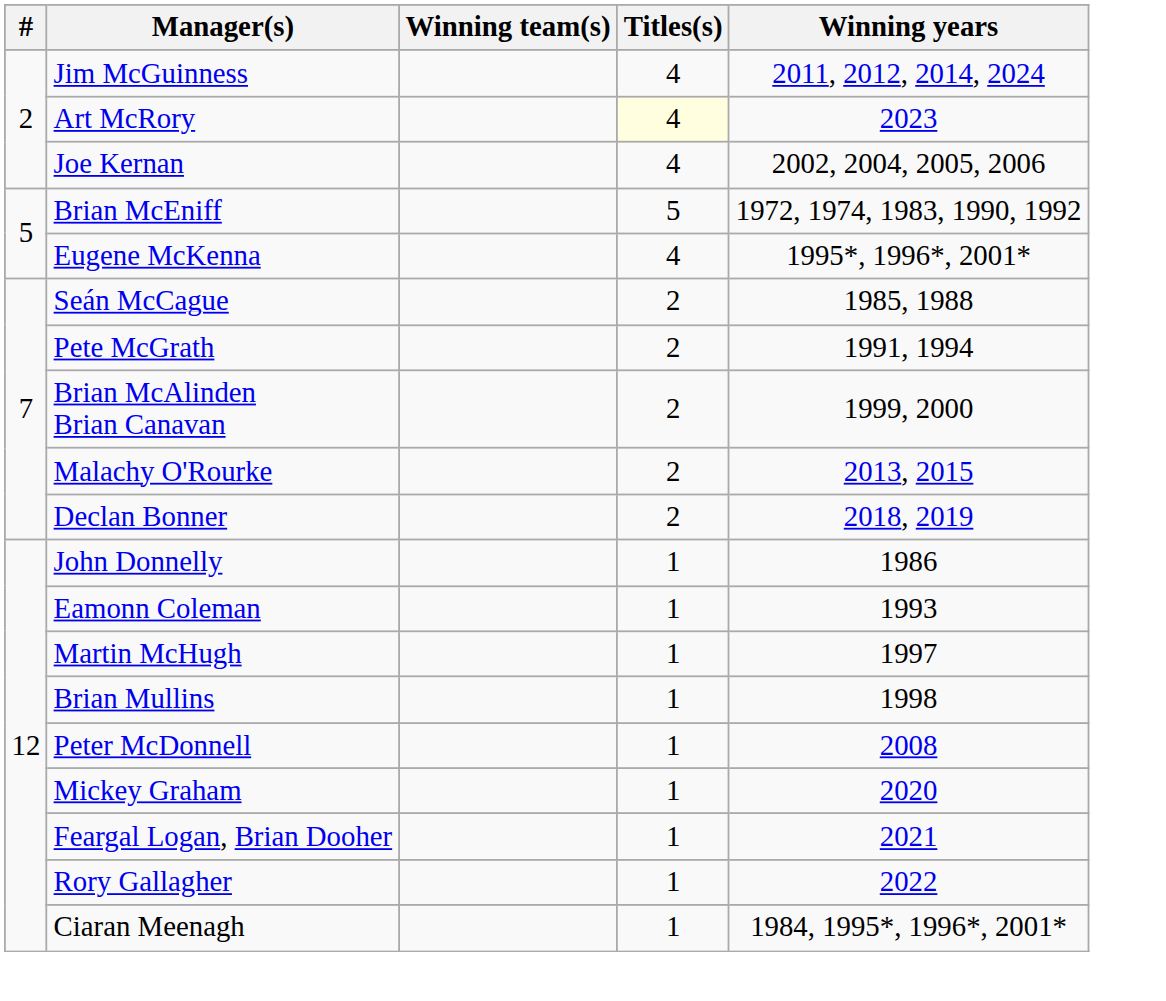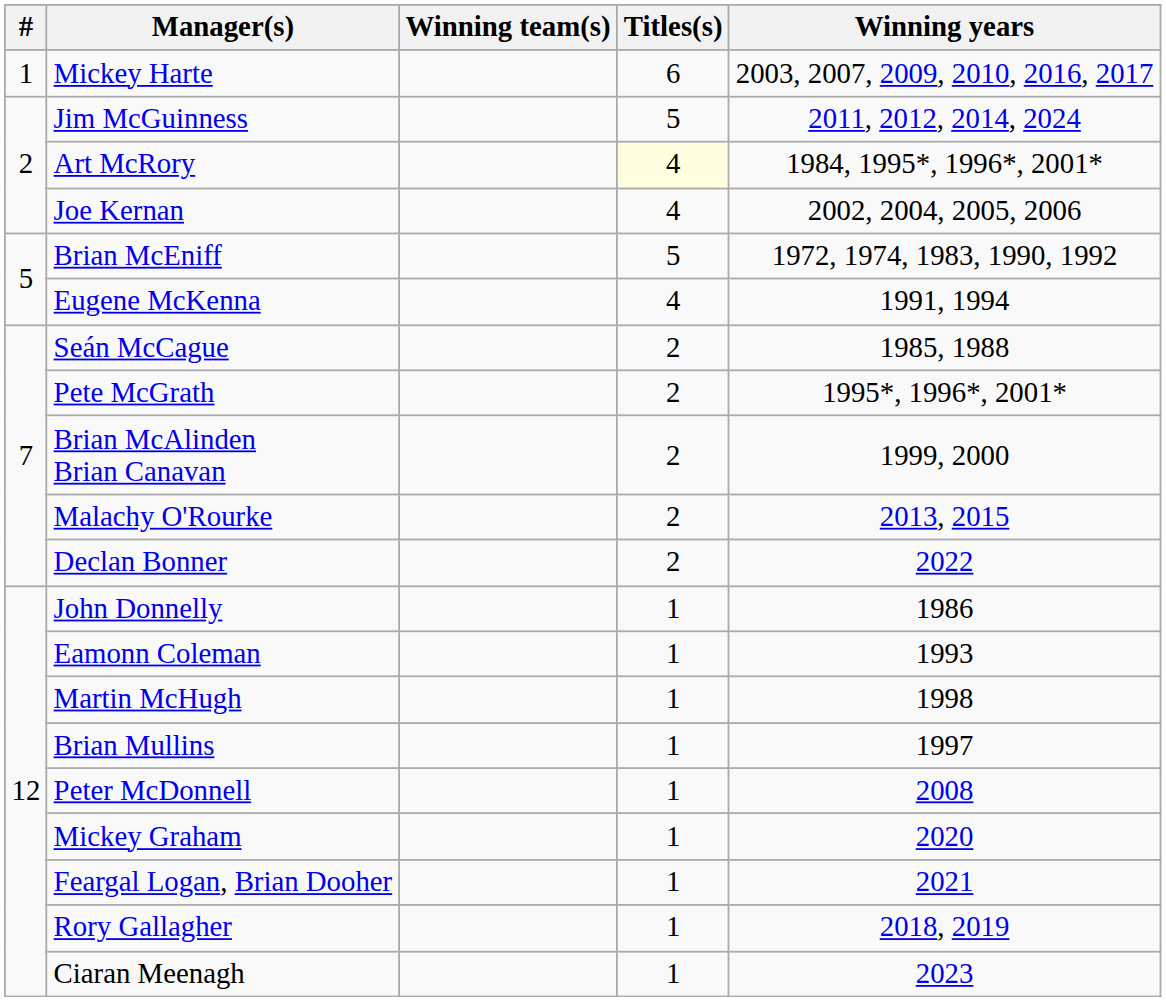+ row: (133, 73)
(673, 73) 4 -> (673, 118) 5
(909, 118) 2023 -> (945, 164) 1984, 1995*, 1996*, 2001*
(909, 255) 1995*, 1996*, 2001* -> (945, 301) 1991, 1994
(909, 347) 1991, 1994 -> (945, 392) 1995*, 1996*, 2001*
(909, 516) 2018, 2019 -> (945, 562) 2022
(909, 653) 1997 -> (945, 699) 1998
(909, 699) 1998 -> (945, 744) 1997
(909, 881) 2022 -> (945, 927) 2018, 2019
(909, 927) 1984, 1995*, 1996*, 2001* -> (945, 973) 2023
